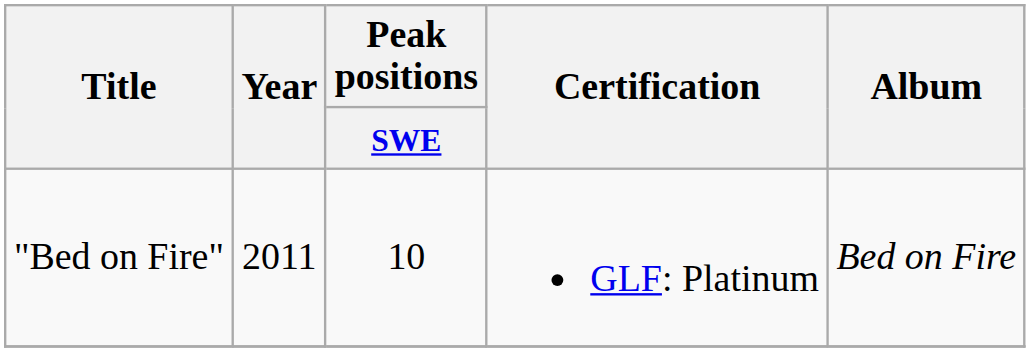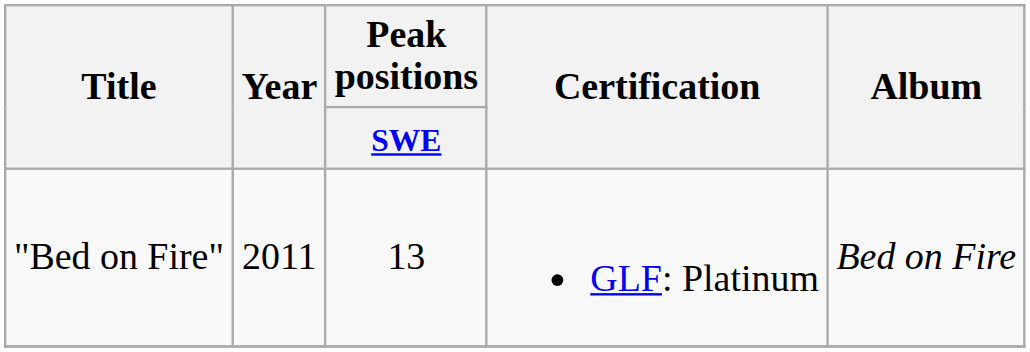(406, 256) 10 -> (406, 256) 13
